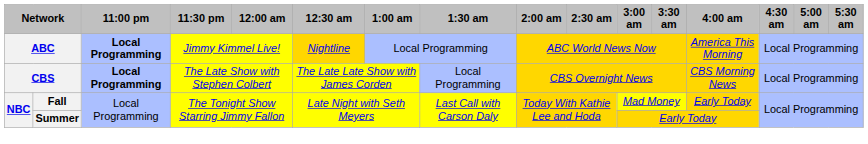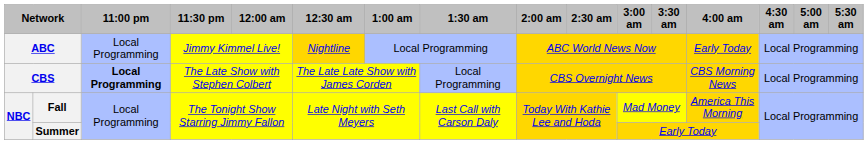(126, 48) bold -> (126, 48) normal
(723, 48) America This Morning -> (723, 48) Early Today
(723, 101) Early Today -> (723, 107) America This Morning
